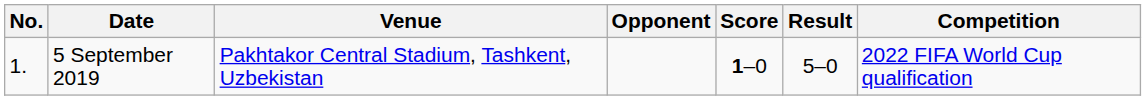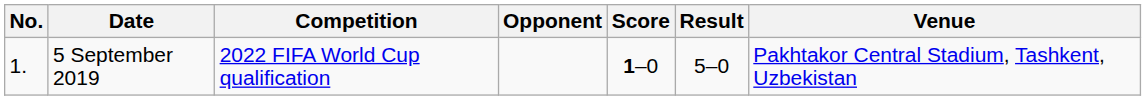columns swapped: (411, 21) <-> (999, 21)
